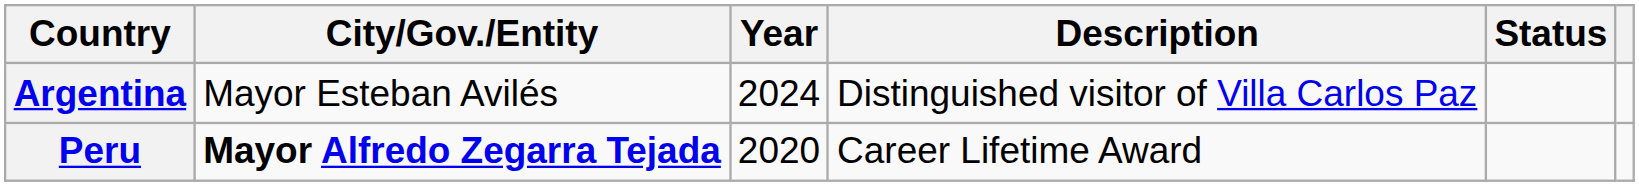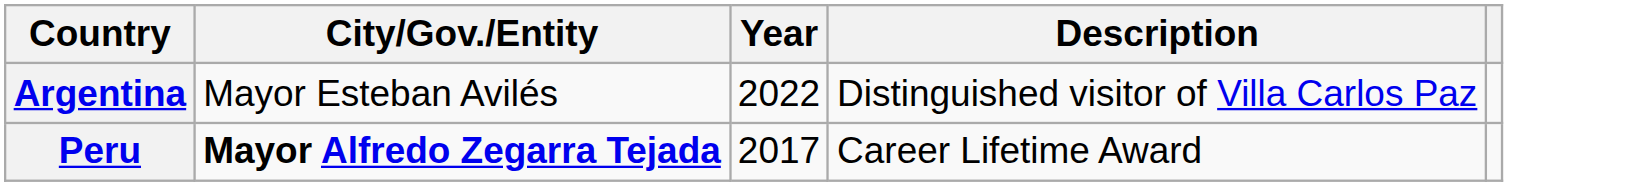- column: (1551, 33)
(779, 92) 2024 -> (779, 92) 2022
(779, 151) 2020 -> (779, 151) 2017
